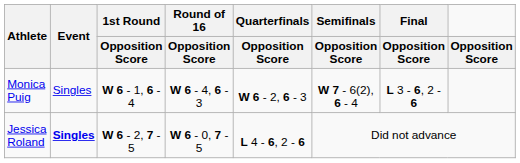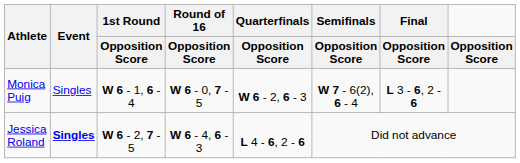(199, 97) W 6 - 4, 6 - 3 -> (199, 97) W 6 - 0, 7 - 5
(199, 142) W 6 - 0, 7 - 5 -> (199, 142) W 6 - 4, 6 - 3
